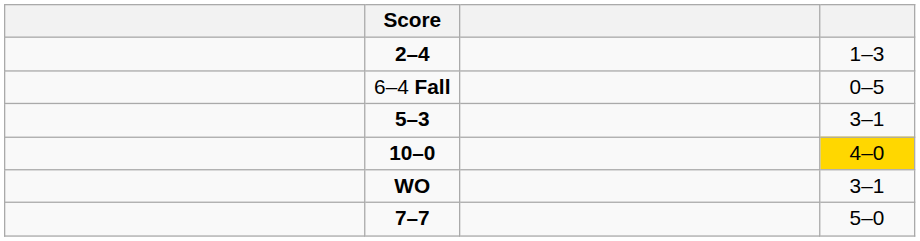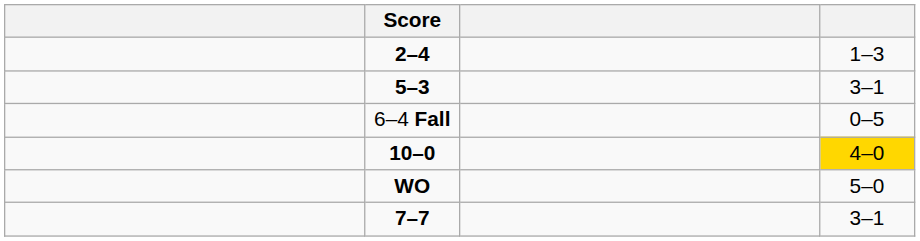rows swapped: (412, 86) <-> (412, 119)
(867, 185) 3–1 -> (867, 185) 5–0
(867, 218) 5–0 -> (867, 218) 3–1
